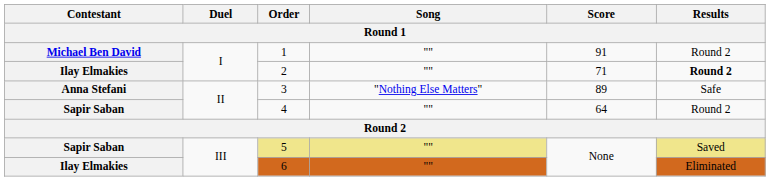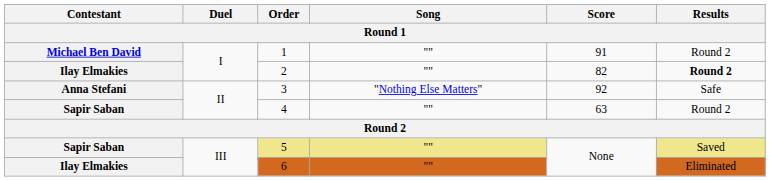(601, 70) 71 -> (601, 70) 82
(601, 89) 89 -> (601, 89) 92
(601, 108) 64 -> (601, 108) 63
